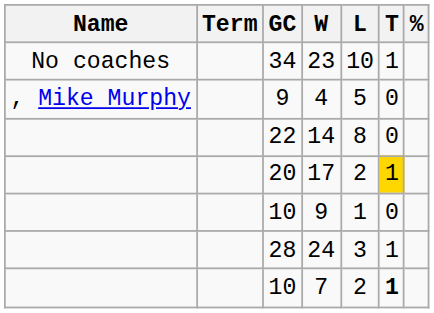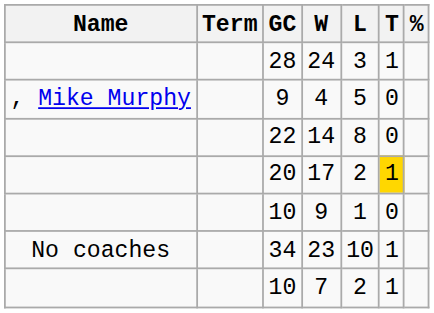rows swapped: (321, 61) <-> (321, 250)
(392, 288) bold -> (392, 288) normal
